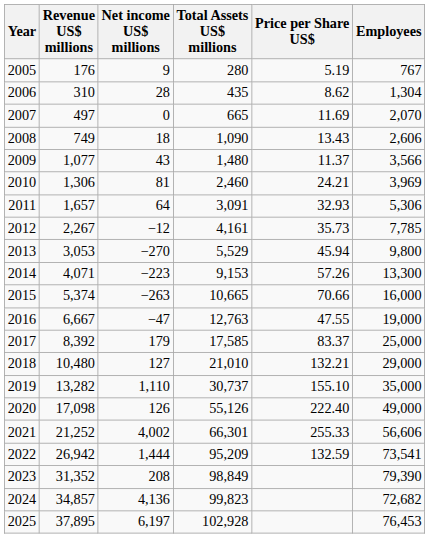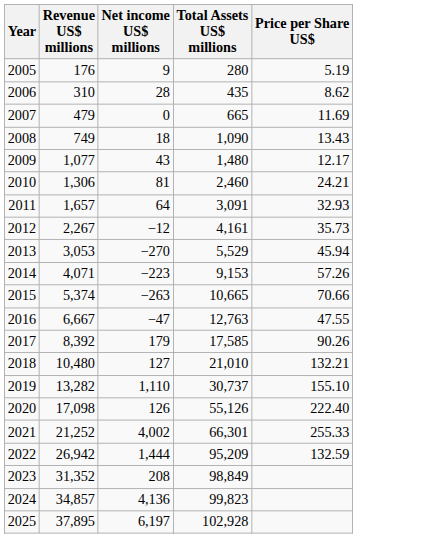- column: (389, 31)
(84, 115) 497 -> (84, 115) 479
(334, 160) 11.37 -> (333, 160) 12.17
(333, 341) 83.37 -> (333, 341) 90.26
